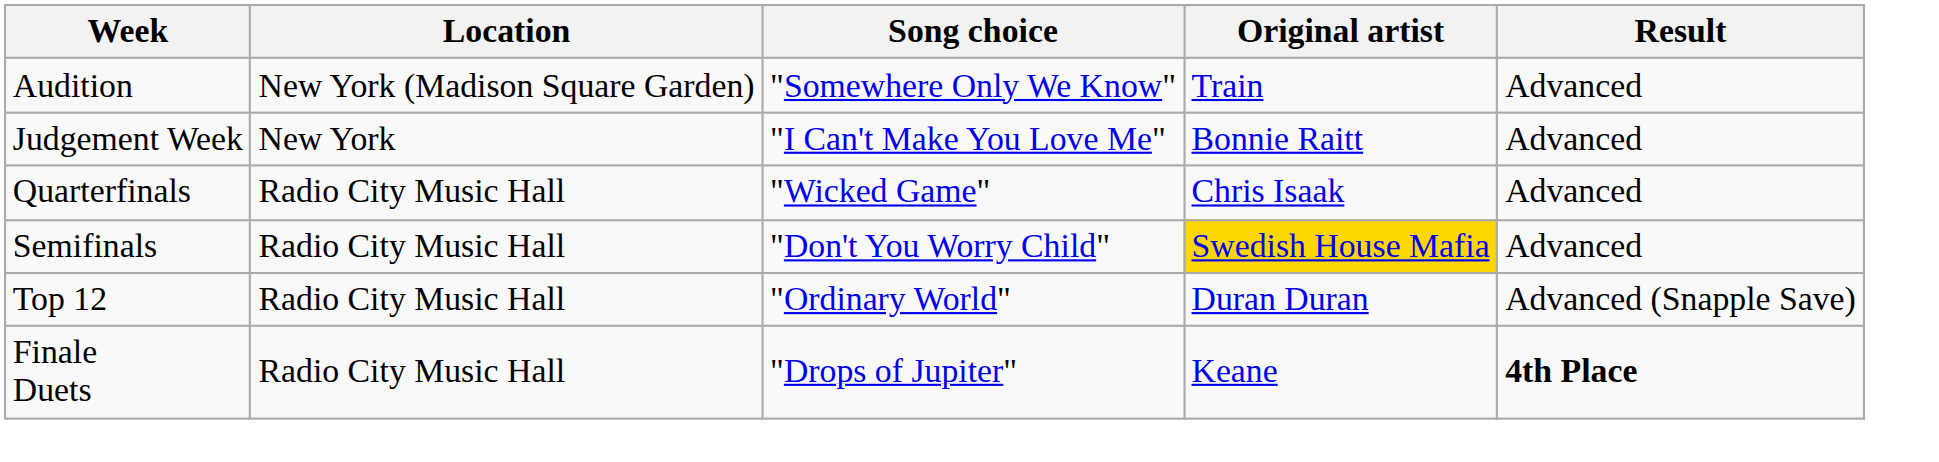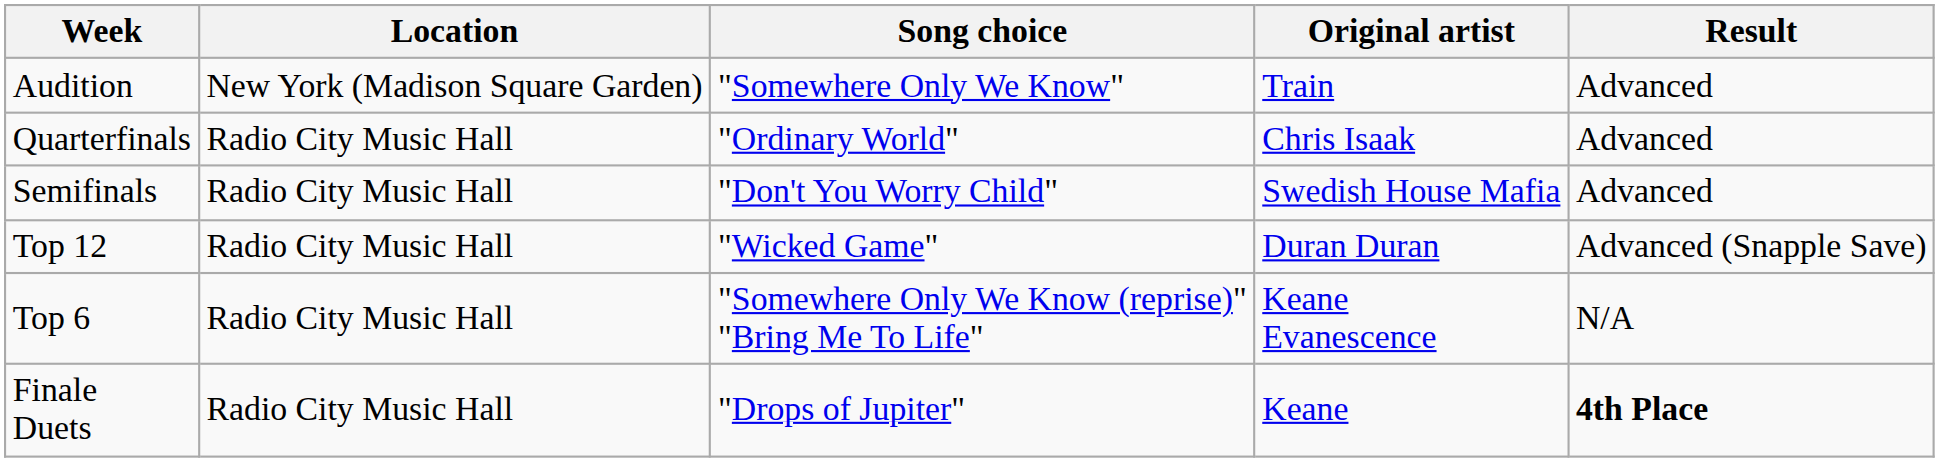- row: (128, 138)
(880, 191) "Wicked Game" -> (838, 138) "Ordinary World"
(1341, 245) gold background -> (1411, 191) no background
(890, 298) "Ordinary World" -> (828, 245) "Wicked Game"
+ row: (52, 317)
